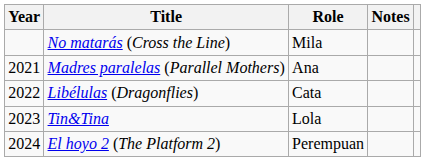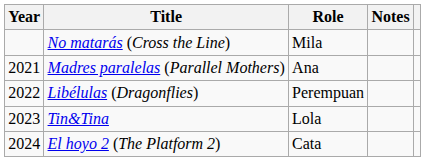(307, 93) Cata -> (328, 93) Perempuan
(328, 144) Perempuan -> (307, 144) Cata
